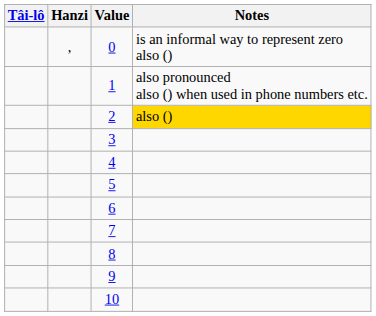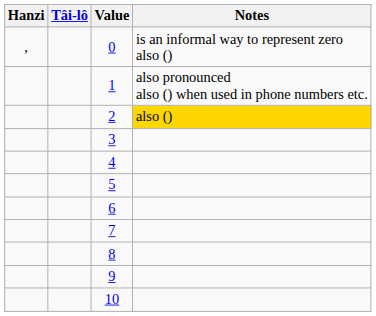columns swapped: (70, 15) <-> (26, 15)
